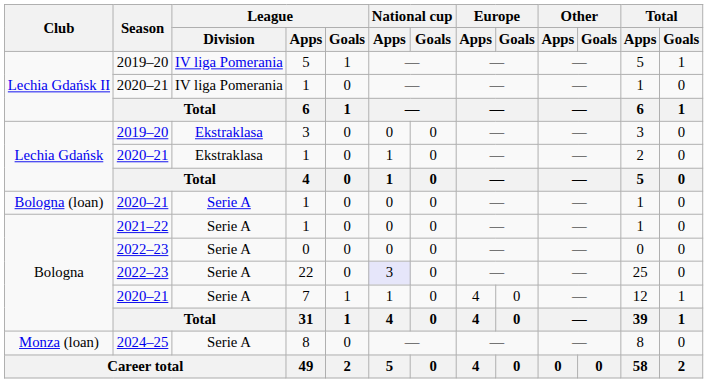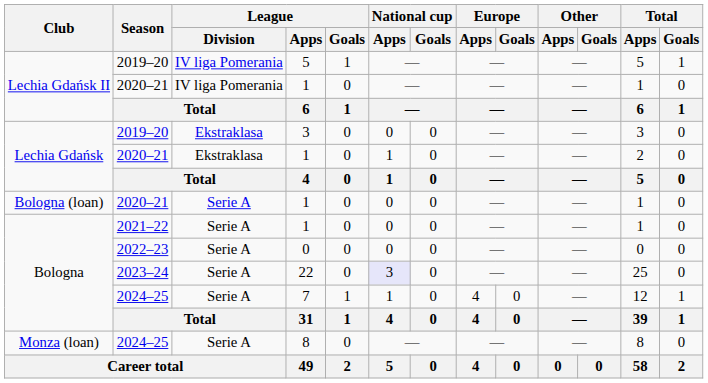(143, 272) 2022–23 -> (143, 272) 2023–24
(143, 296) 2020–21 -> (143, 296) 2024–25
